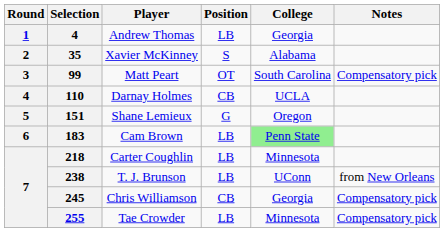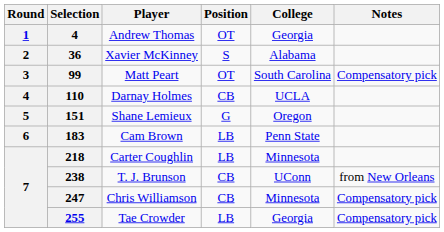(226, 34) LB -> (226, 34) OT
(75, 55) 35 -> (75, 55) 36
(292, 136) lightgreen background -> (292, 136) no background
(226, 177) LB -> (226, 177) CB
(75, 197) 245 -> (75, 197) 247
(292, 197) Georgia -> (292, 197) Minnesota
(292, 217) Minnesota -> (292, 217) Georgia
